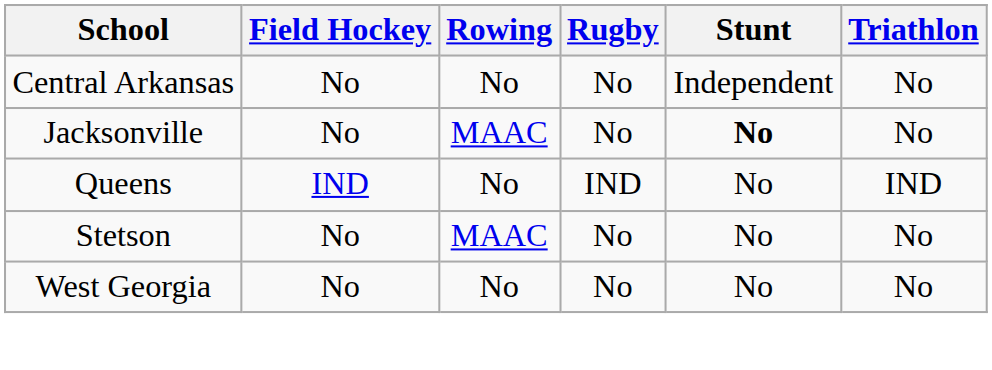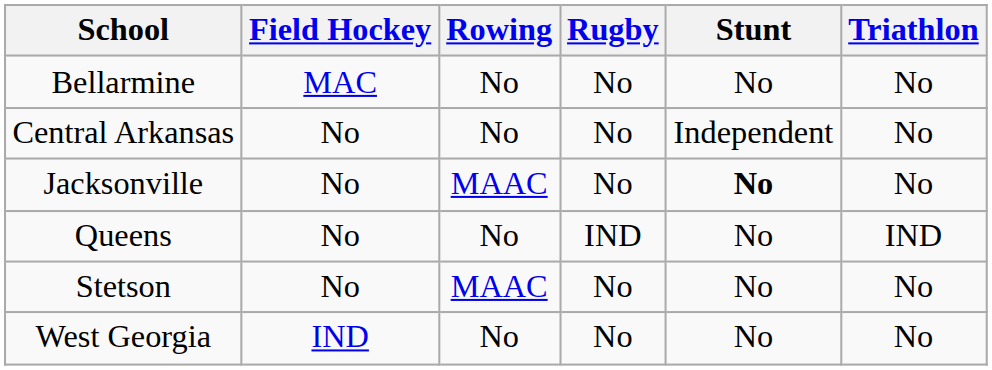+ row: (123, 81)
(340, 183) IND -> (340, 235) No
(340, 286) No -> (340, 337) IND
